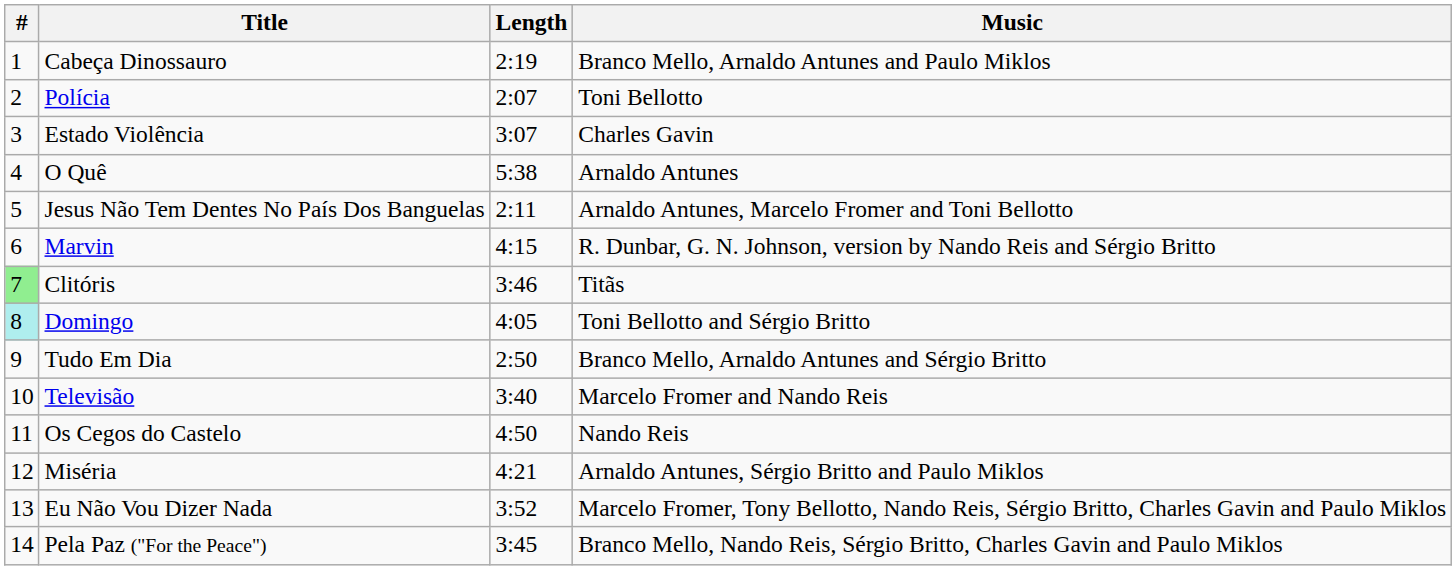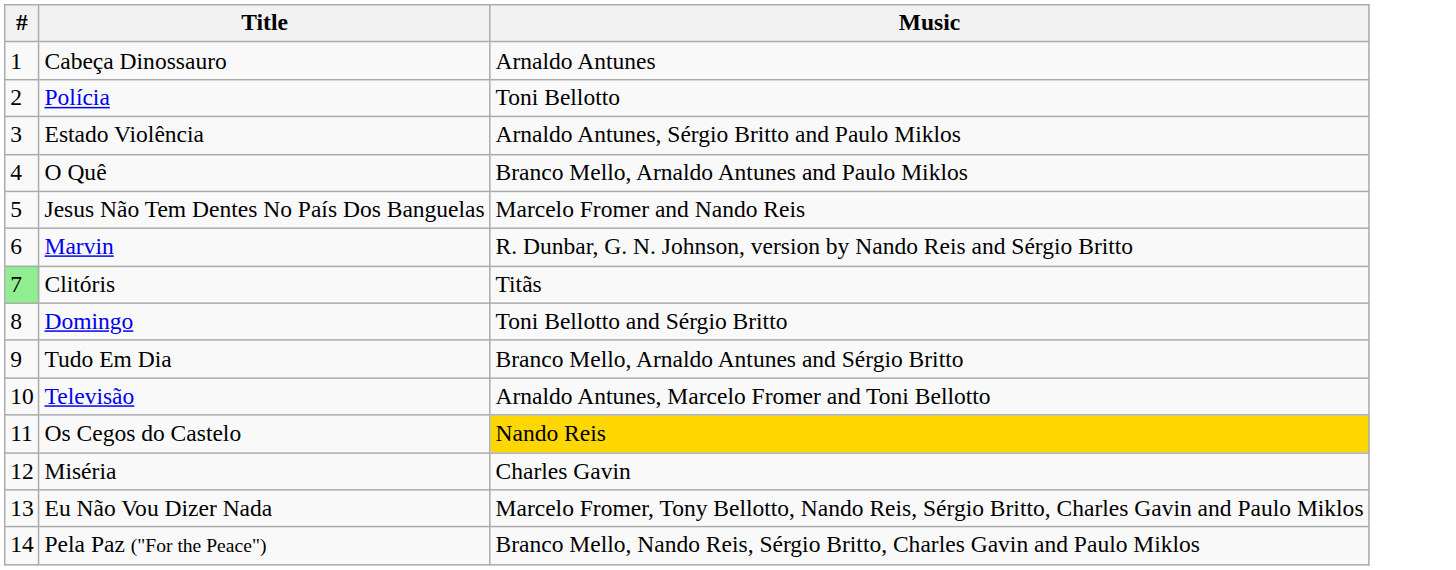- column: (531, 23)
(814, 60) Branco Mello, Arnaldo Antunes and Paulo Miklos -> (576, 60) Arnaldo Antunes
(646, 135) Charles Gavin -> (728, 135) Arnaldo Antunes, Sérgio Britto and Paulo Miklos
(658, 172) Arnaldo Antunes -> (732, 172) Branco Mello, Arnaldo Antunes and Paulo Miklos
(826, 209) Arnaldo Antunes, Marcelo Fromer and Toni Bellotto -> (650, 209) Marcelo Fromer and Nando Reis
(16, 321) paleturquoise background -> (16, 321) no background
(733, 396) Marcelo Fromer and Nando Reis -> (743, 396) Arnaldo Antunes, Marcelo Fromer and Toni Bellotto
(633, 433) no background -> (551, 433) gold background
(811, 470) Arnaldo Antunes, Sérgio Britto and Paulo Miklos -> (563, 470) Charles Gavin
